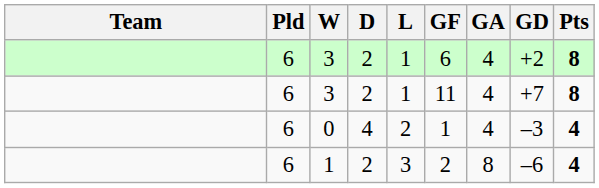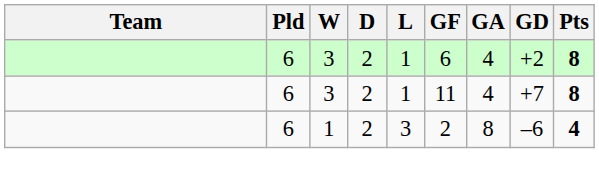- row: (329, 128)
